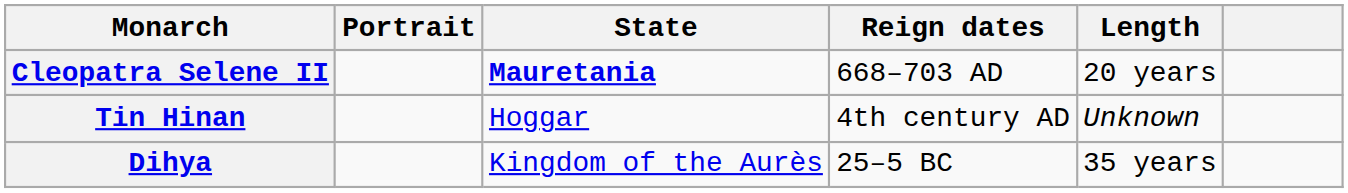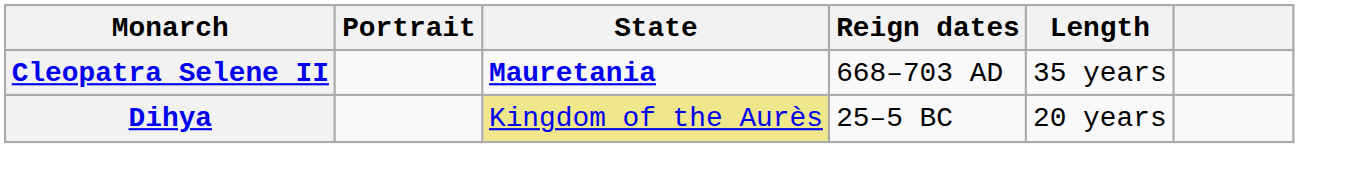(1150, 73) 20 years -> (1100, 73) 35 years
- row: (170, 118)
(656, 164) no background -> (656, 118) khaki background
(1150, 164) 35 years -> (1100, 118) 20 years
